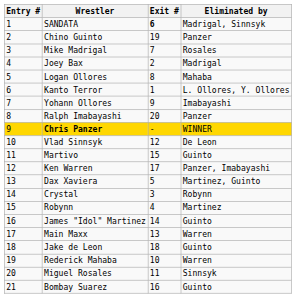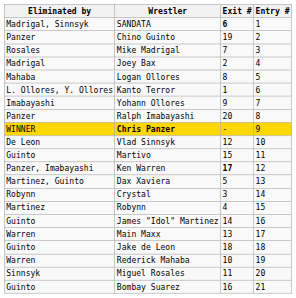columns swapped: (23, 11) <-> (236, 11)
(155, 169) normal -> (227, 169) bold
